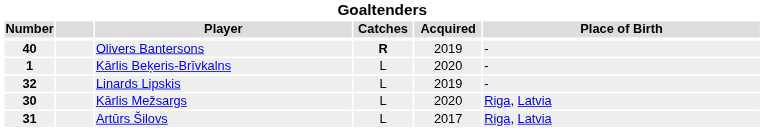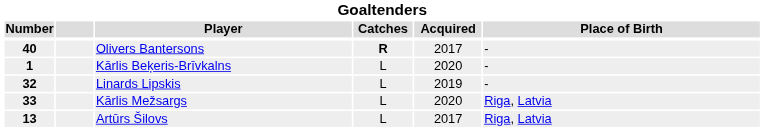(448, 48) 2019 -> (448, 48) 2017
(30, 101) 30 -> (30, 101) 33
(30, 119) 31 -> (30, 119) 13
